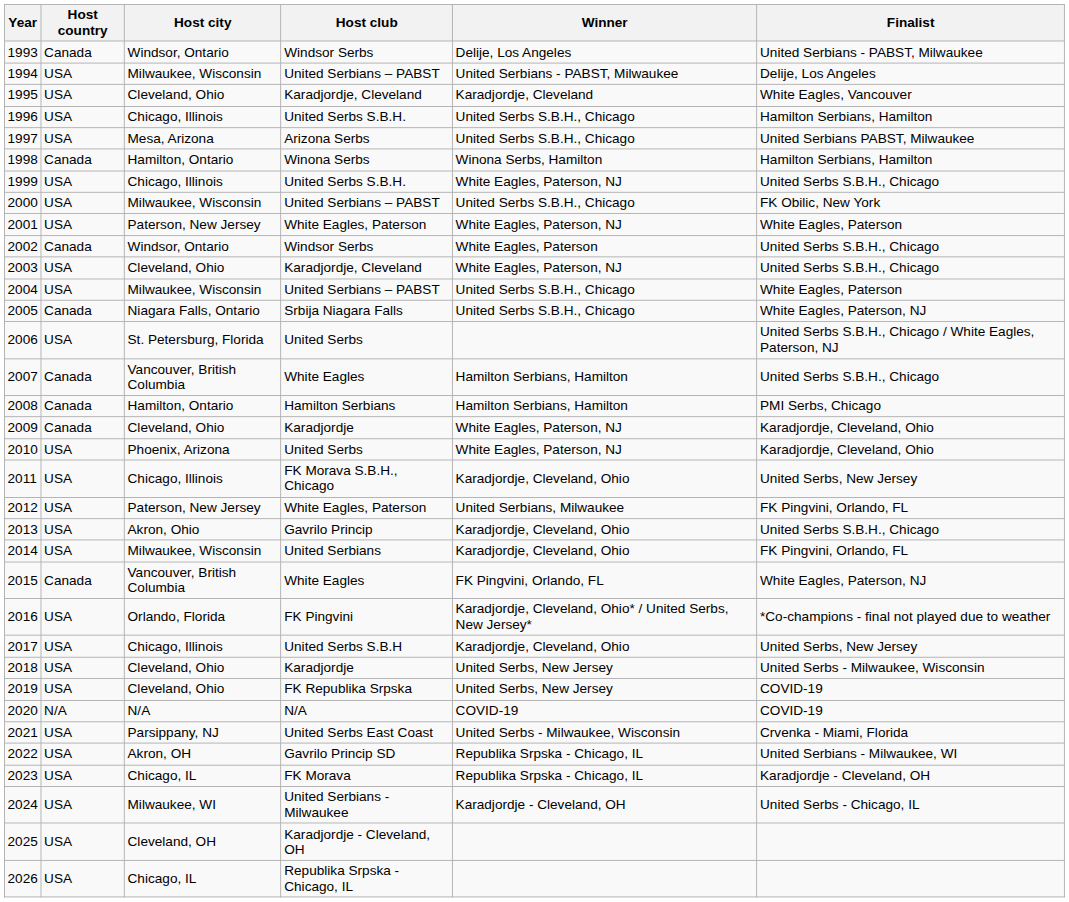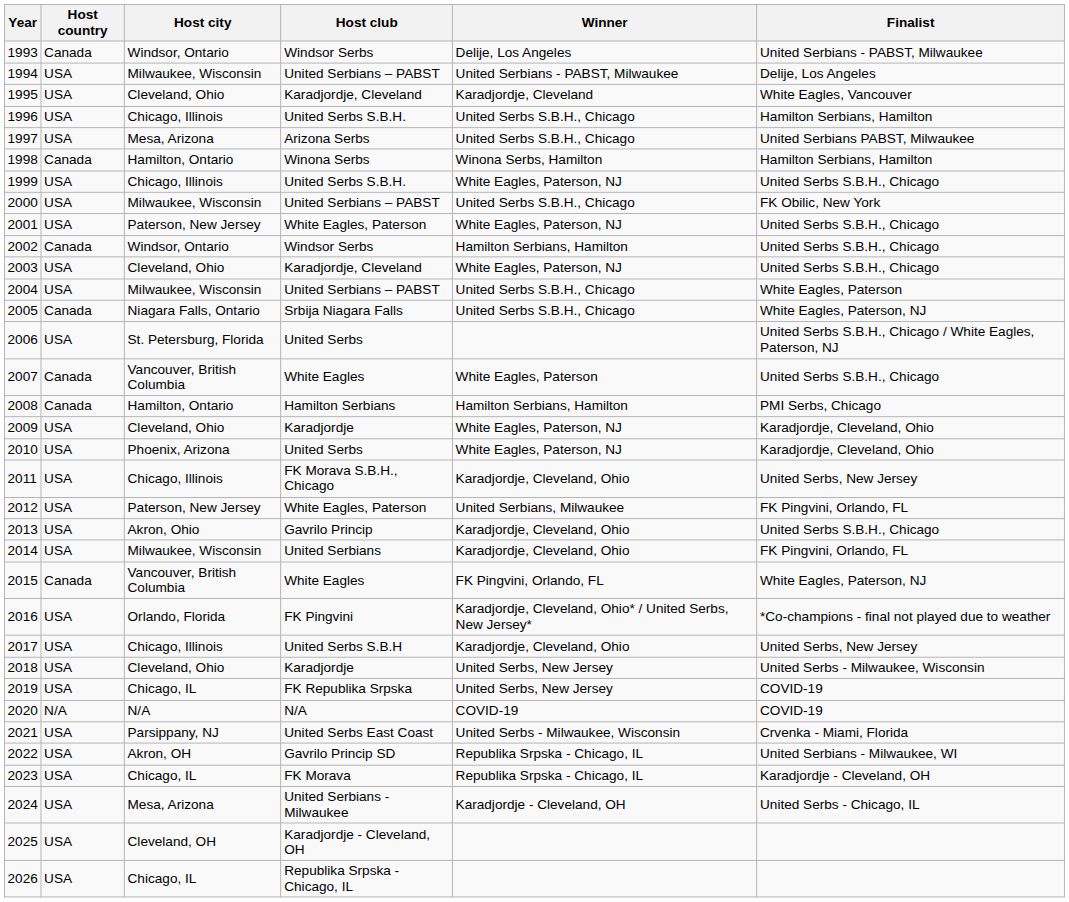(831, 224) White Eagles, Paterson -> (850, 224) United Serbs S.B.H., Chicago
(527, 246) White Eagles, Paterson -> (542, 246) Hamilton Serbians, Hamilton
(542, 377) Hamilton Serbians, Hamilton -> (527, 377) White Eagles, Paterson
(68, 427) Canada -> (58, 427) USA
(176, 689) Cleveland, Ohio -> (162, 689) Chicago, IL
(172, 804) Milwaukee, WI -> (171, 804) Mesa, Arizona
